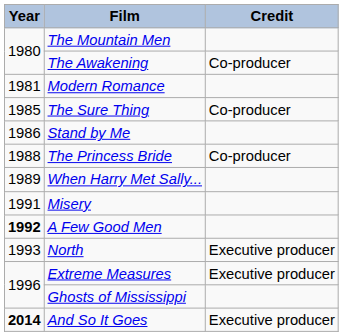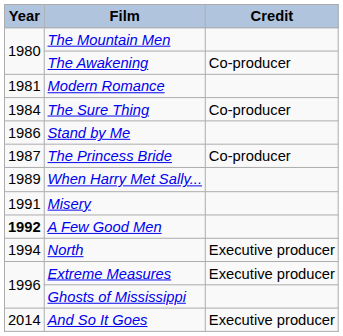(24, 110) 1985 -> (24, 110) 1984
(24, 156) 1988 -> (24, 156) 1987
(24, 250) 1993 -> (24, 250) 1994
(24, 320) bold -> (24, 320) normal
